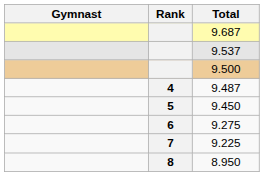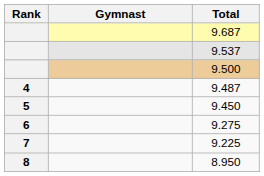columns swapped: (170, 14) <-> (76, 14)
